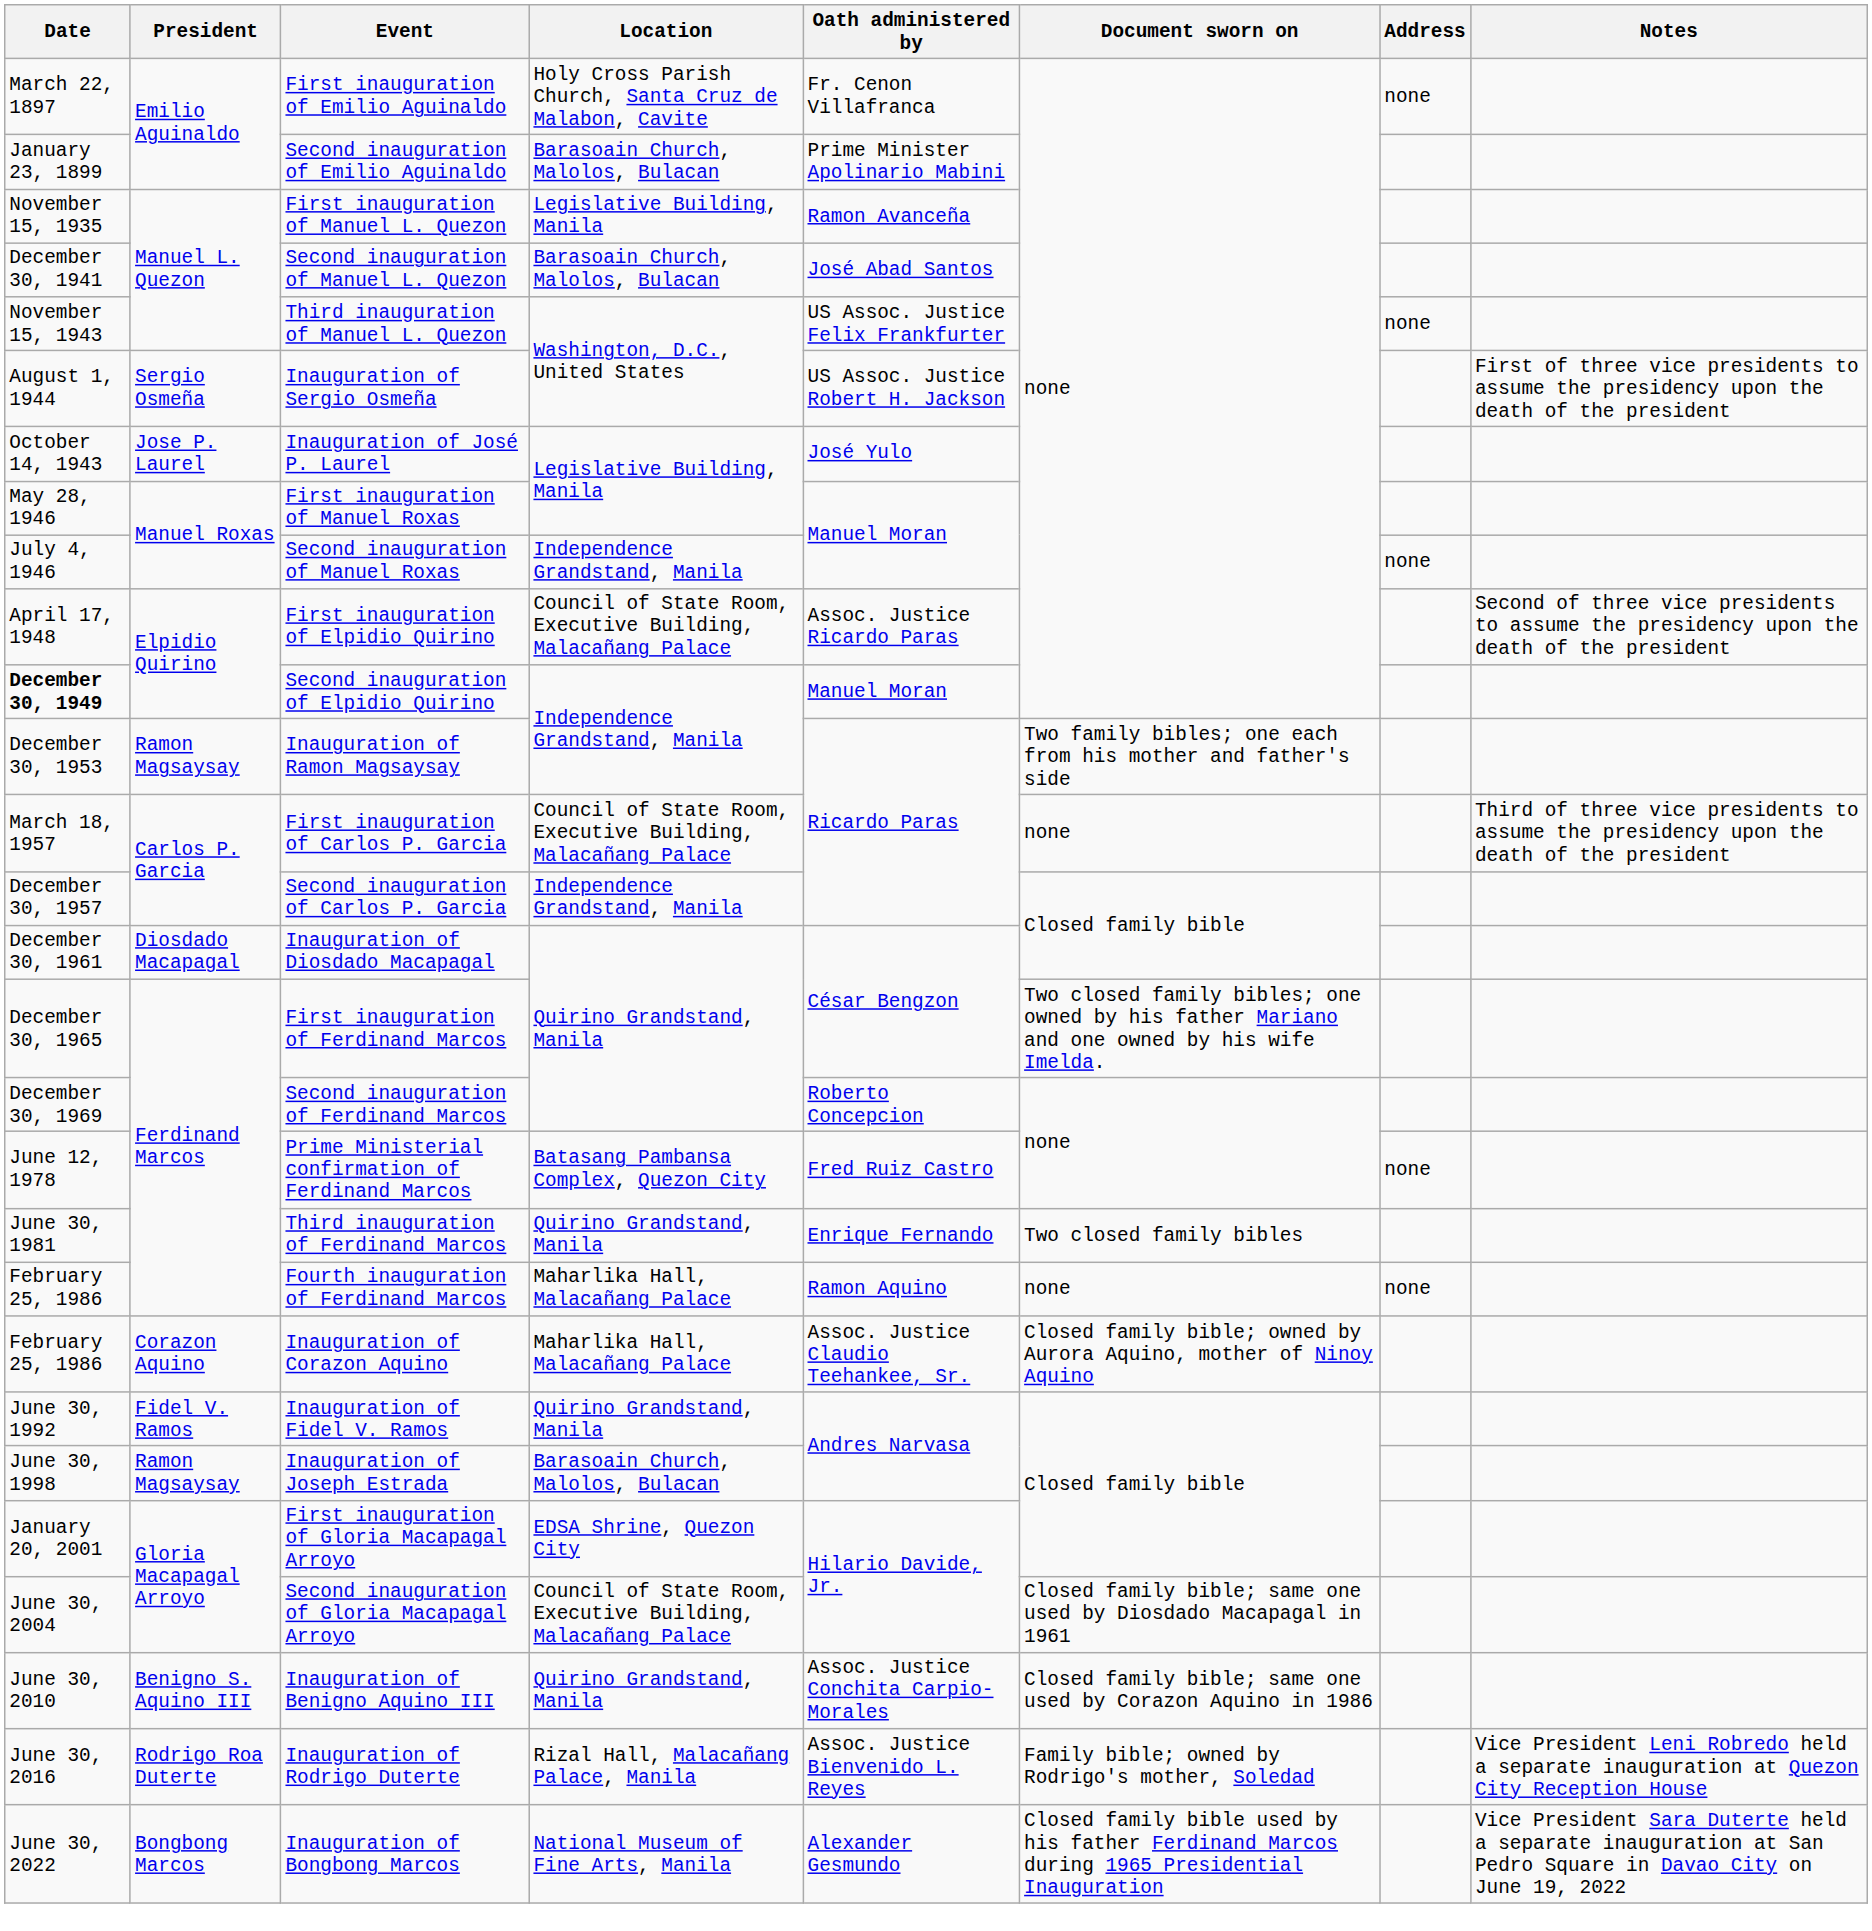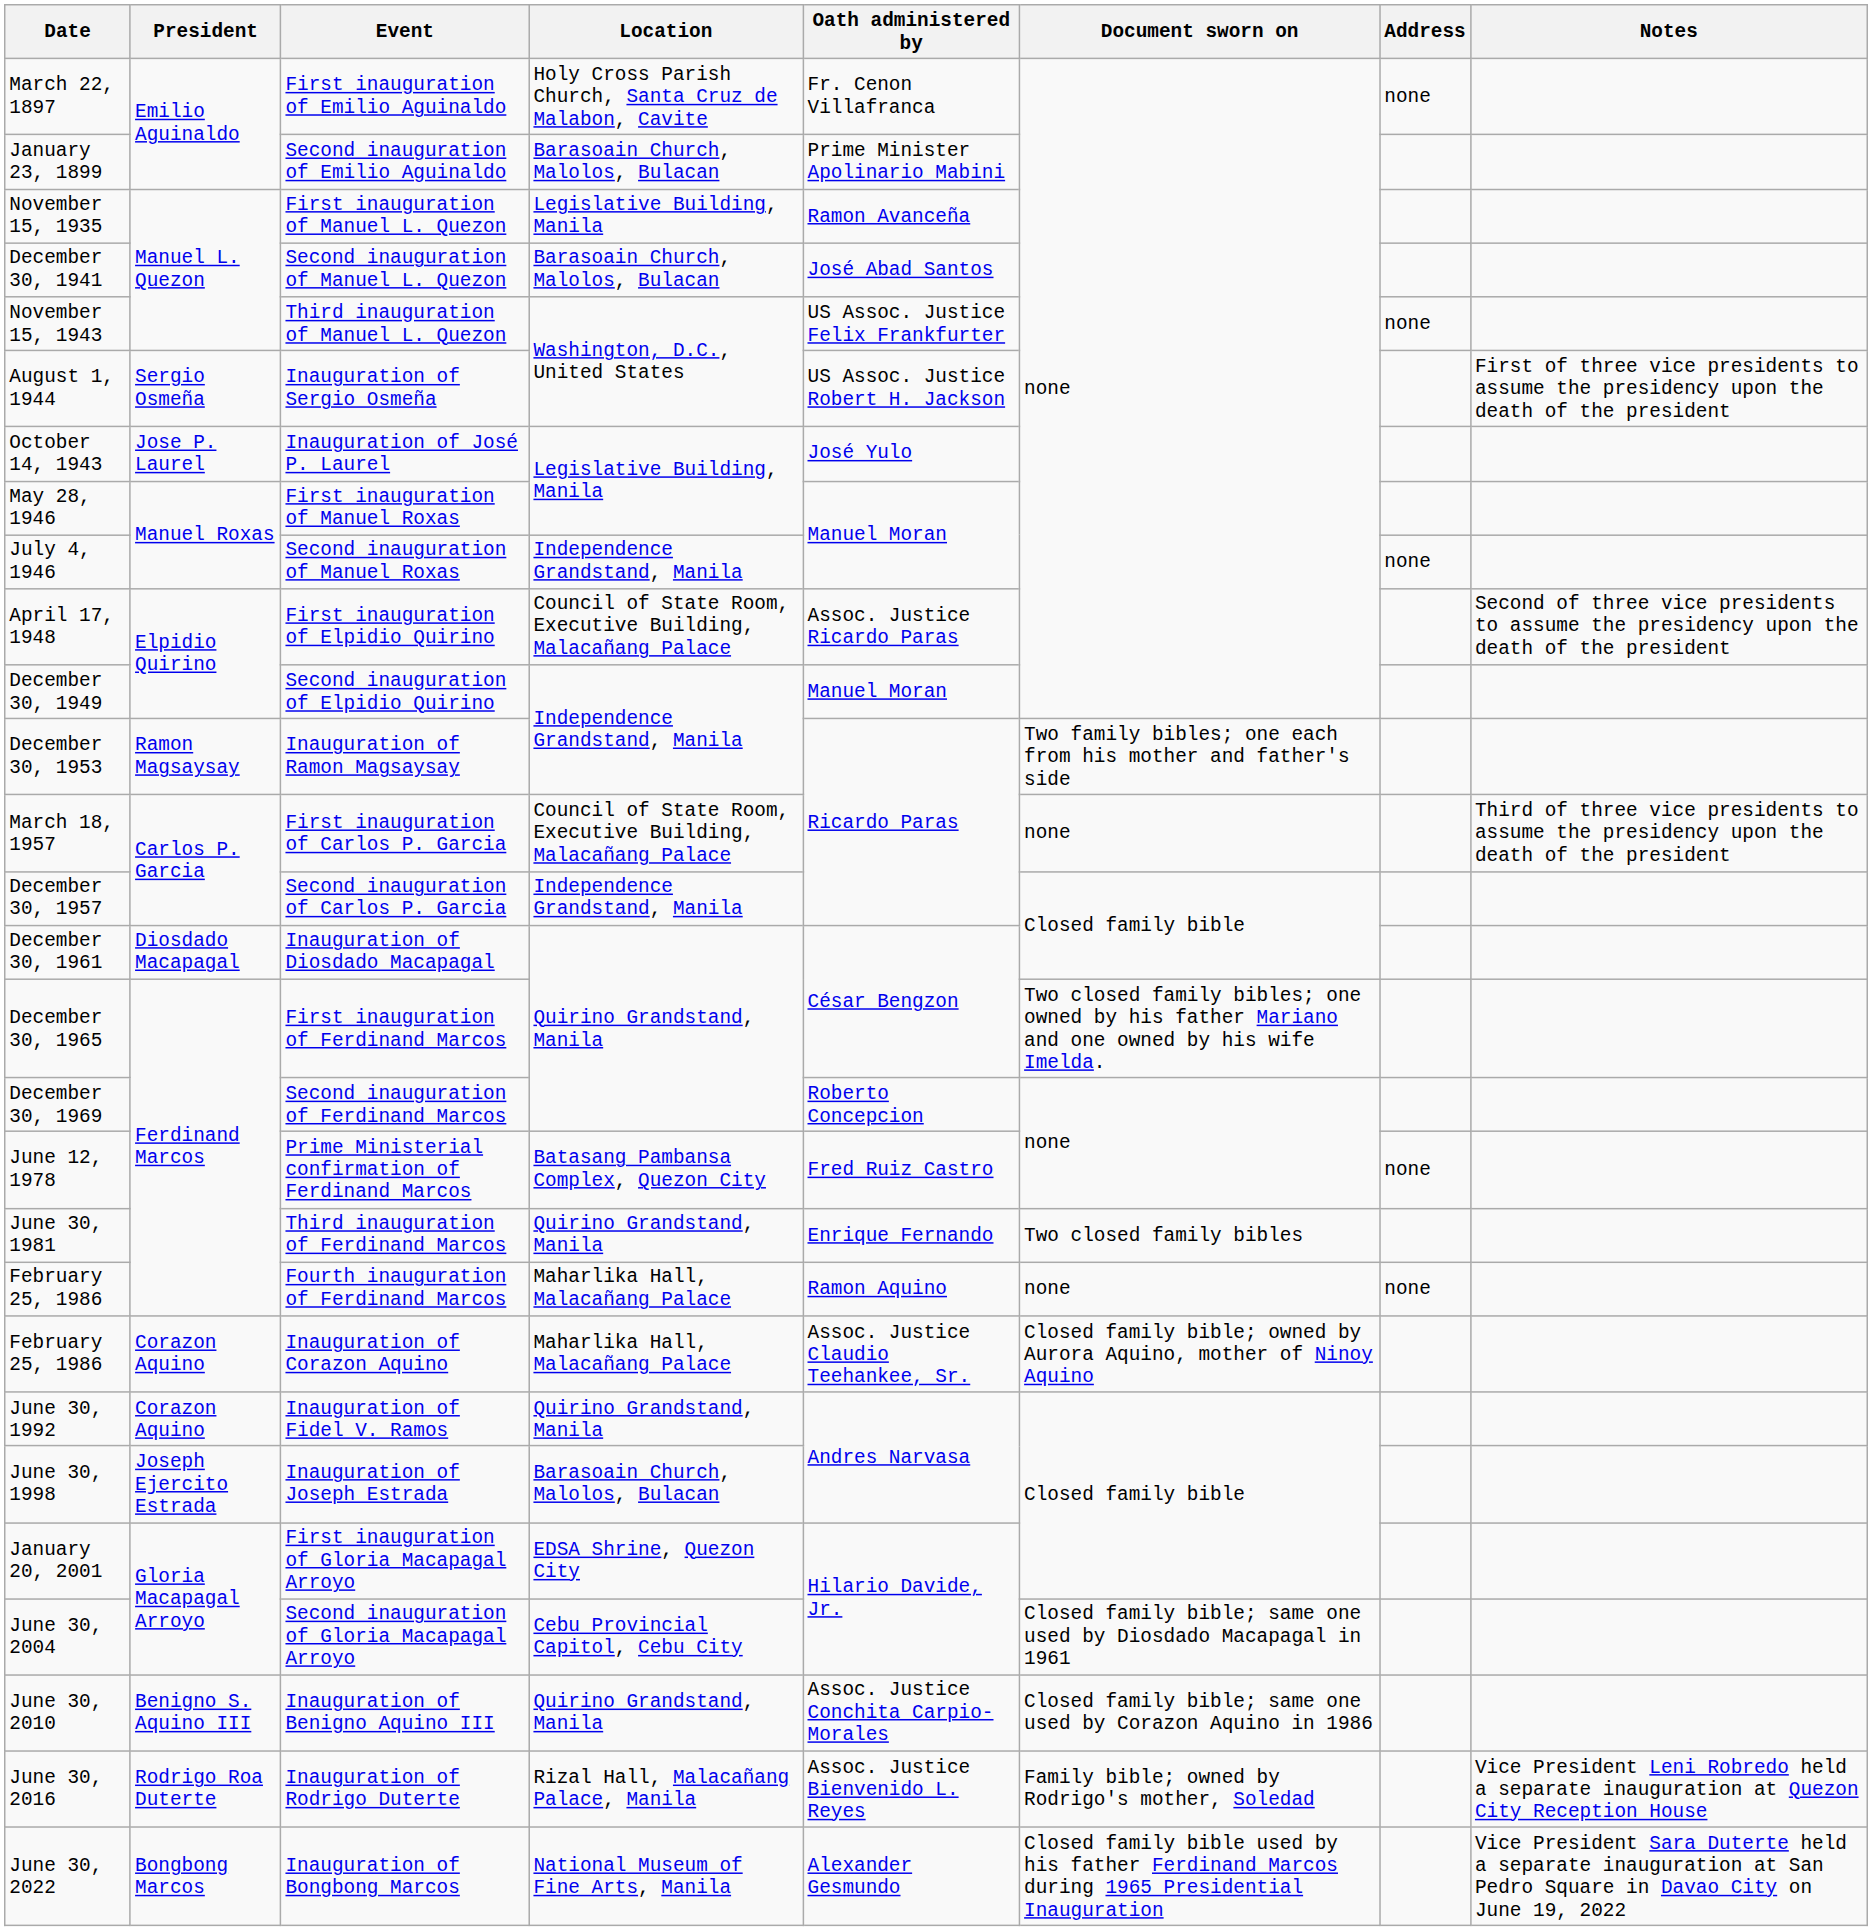(56, 692) bold -> (56, 692) normal
(182, 1419) Fidel V. Ramos -> (176, 1419) Corazon Aquino
(187, 1473) Ramon Magsaysay -> (182, 1484) Joseph Ejercito Estrada
(661, 1614) Council of State Room, Executive Building, Malacañang Palace -> (638, 1637) Cebu Provincial Capitol, Cebu City
